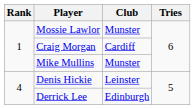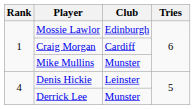(122, 29) Munster -> (127, 29) Edinburgh
(127, 96) Edinburgh -> (122, 96) Munster
